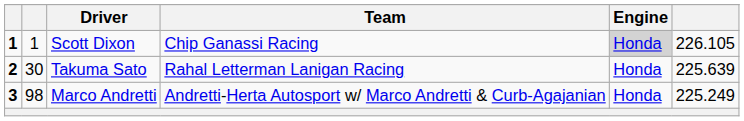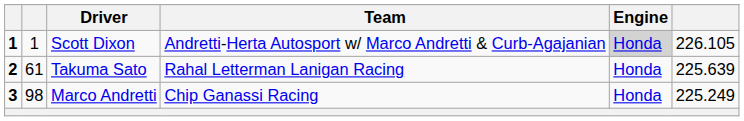(241, 44) Chip Ganassi Racing -> (385, 44) Andretti-Herta Autosport w/ Marco Andretti & Curb-Agajanian
(34, 70) 30 -> (34, 70) 61
(385, 96) Andretti-Herta Autosport w/ Marco Andretti & Curb-Agajanian -> (241, 96) Chip Ganassi Racing
